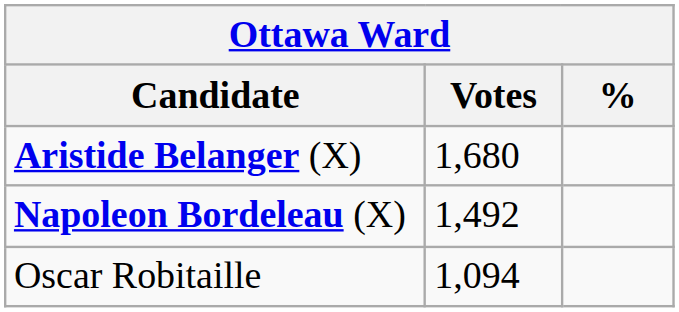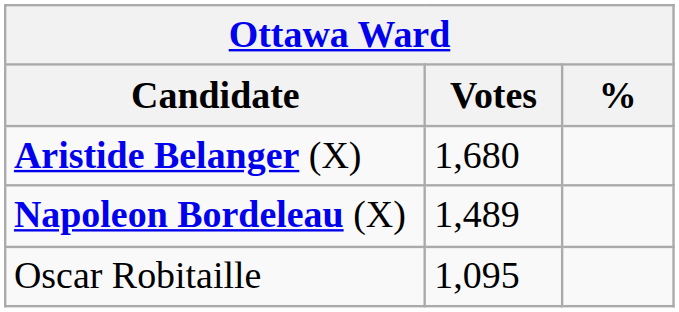(477, 214) 1,492 -> (477, 214) 1,489
(477, 275) 1,094 -> (477, 275) 1,095
